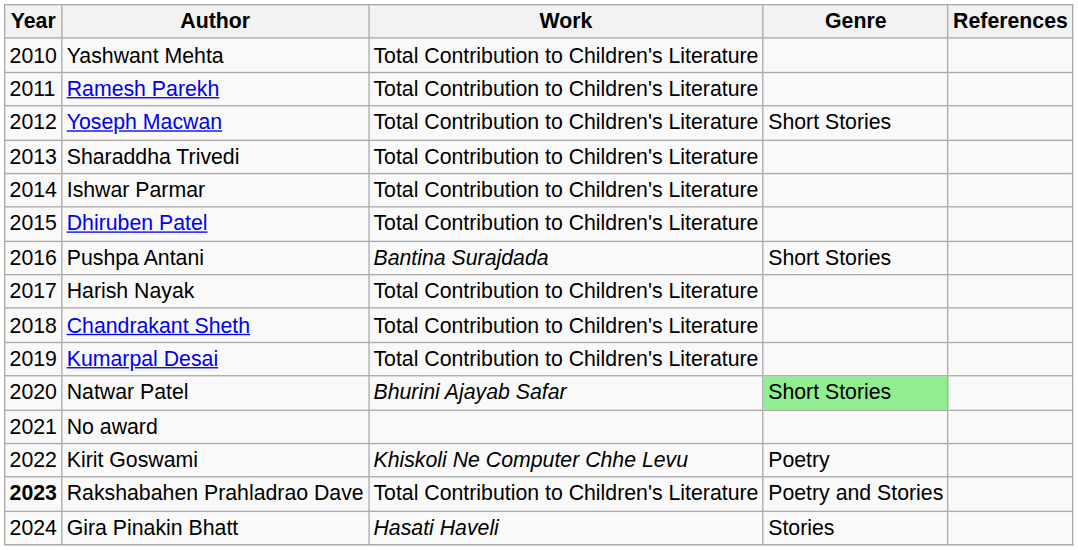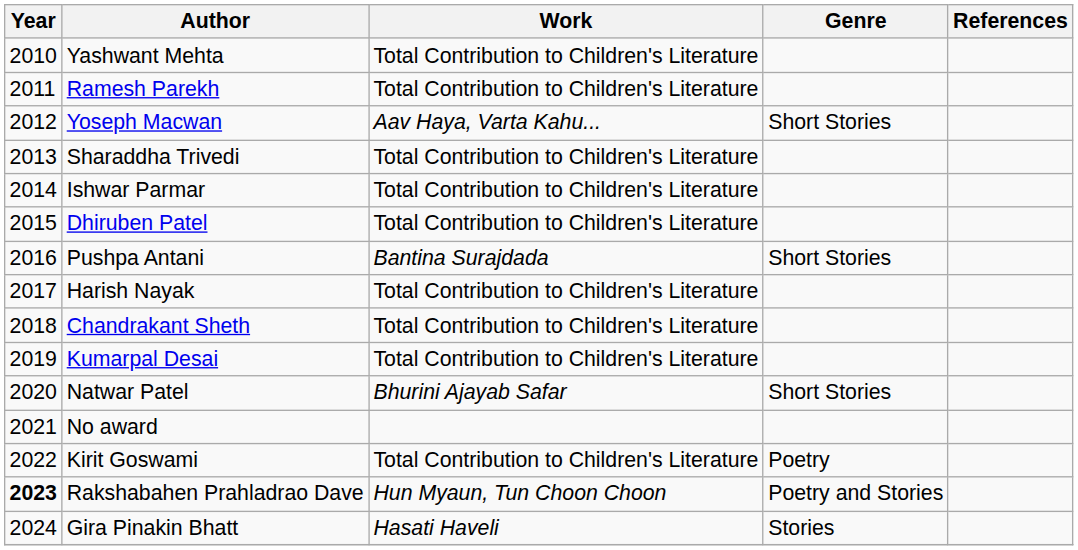(566, 122) Total Contribution to Children's Literature -> (487, 122) Aav Haya, Varta Kahu...
(830, 392) lightgreen background -> (830, 392) no background
(531, 460) Khiskoli Ne Computer Chhe Levu -> (566, 460) Total Contribution to Children's Literature
(566, 493) Total Contribution to Children's Literature -> (520, 493) Hun Myaun, Tun Choon Choon
